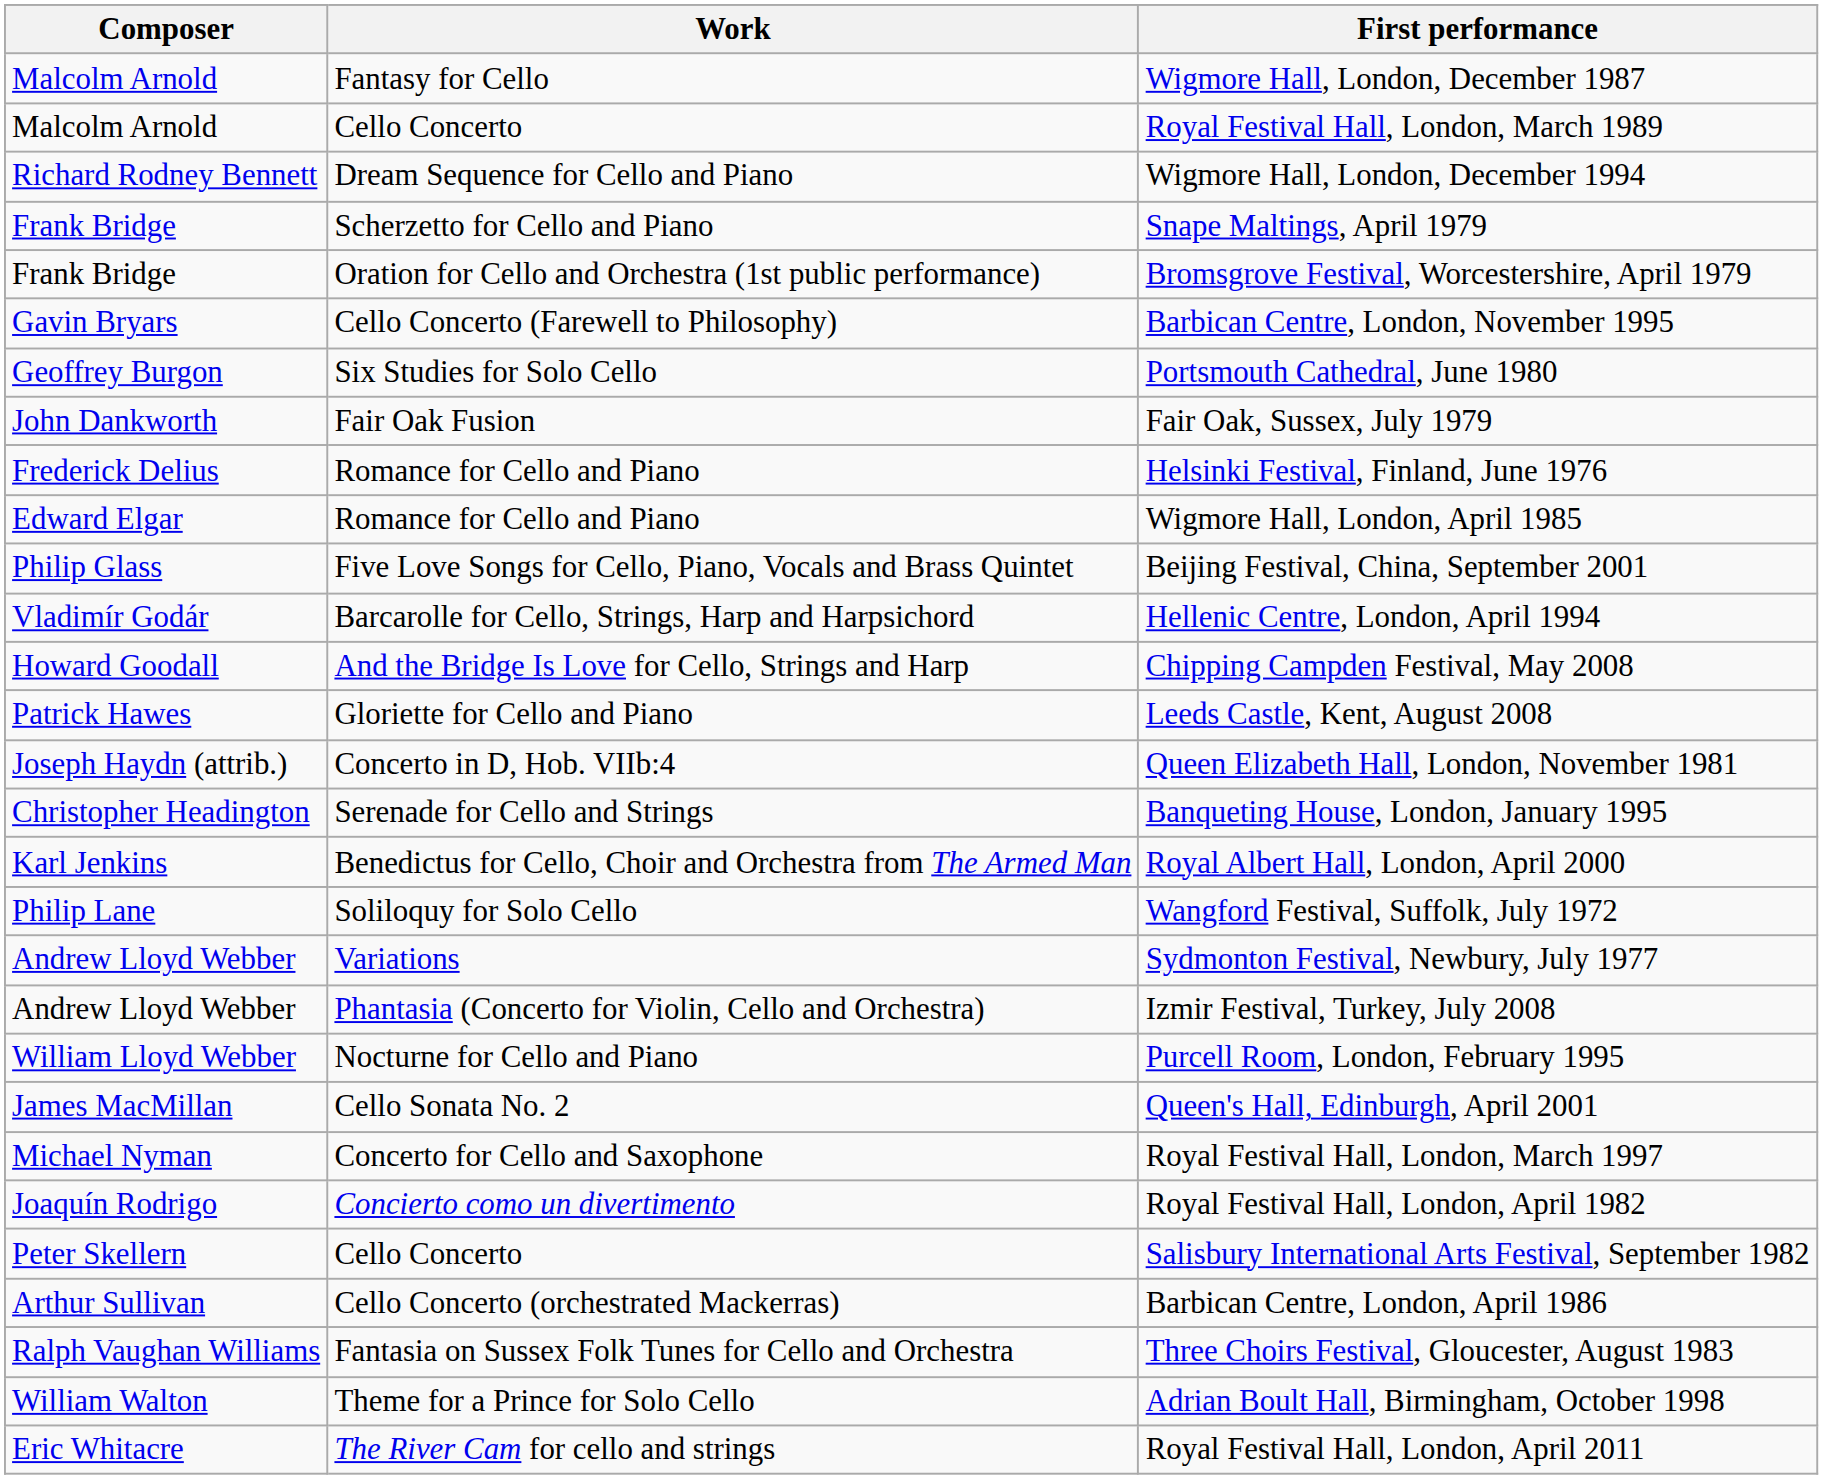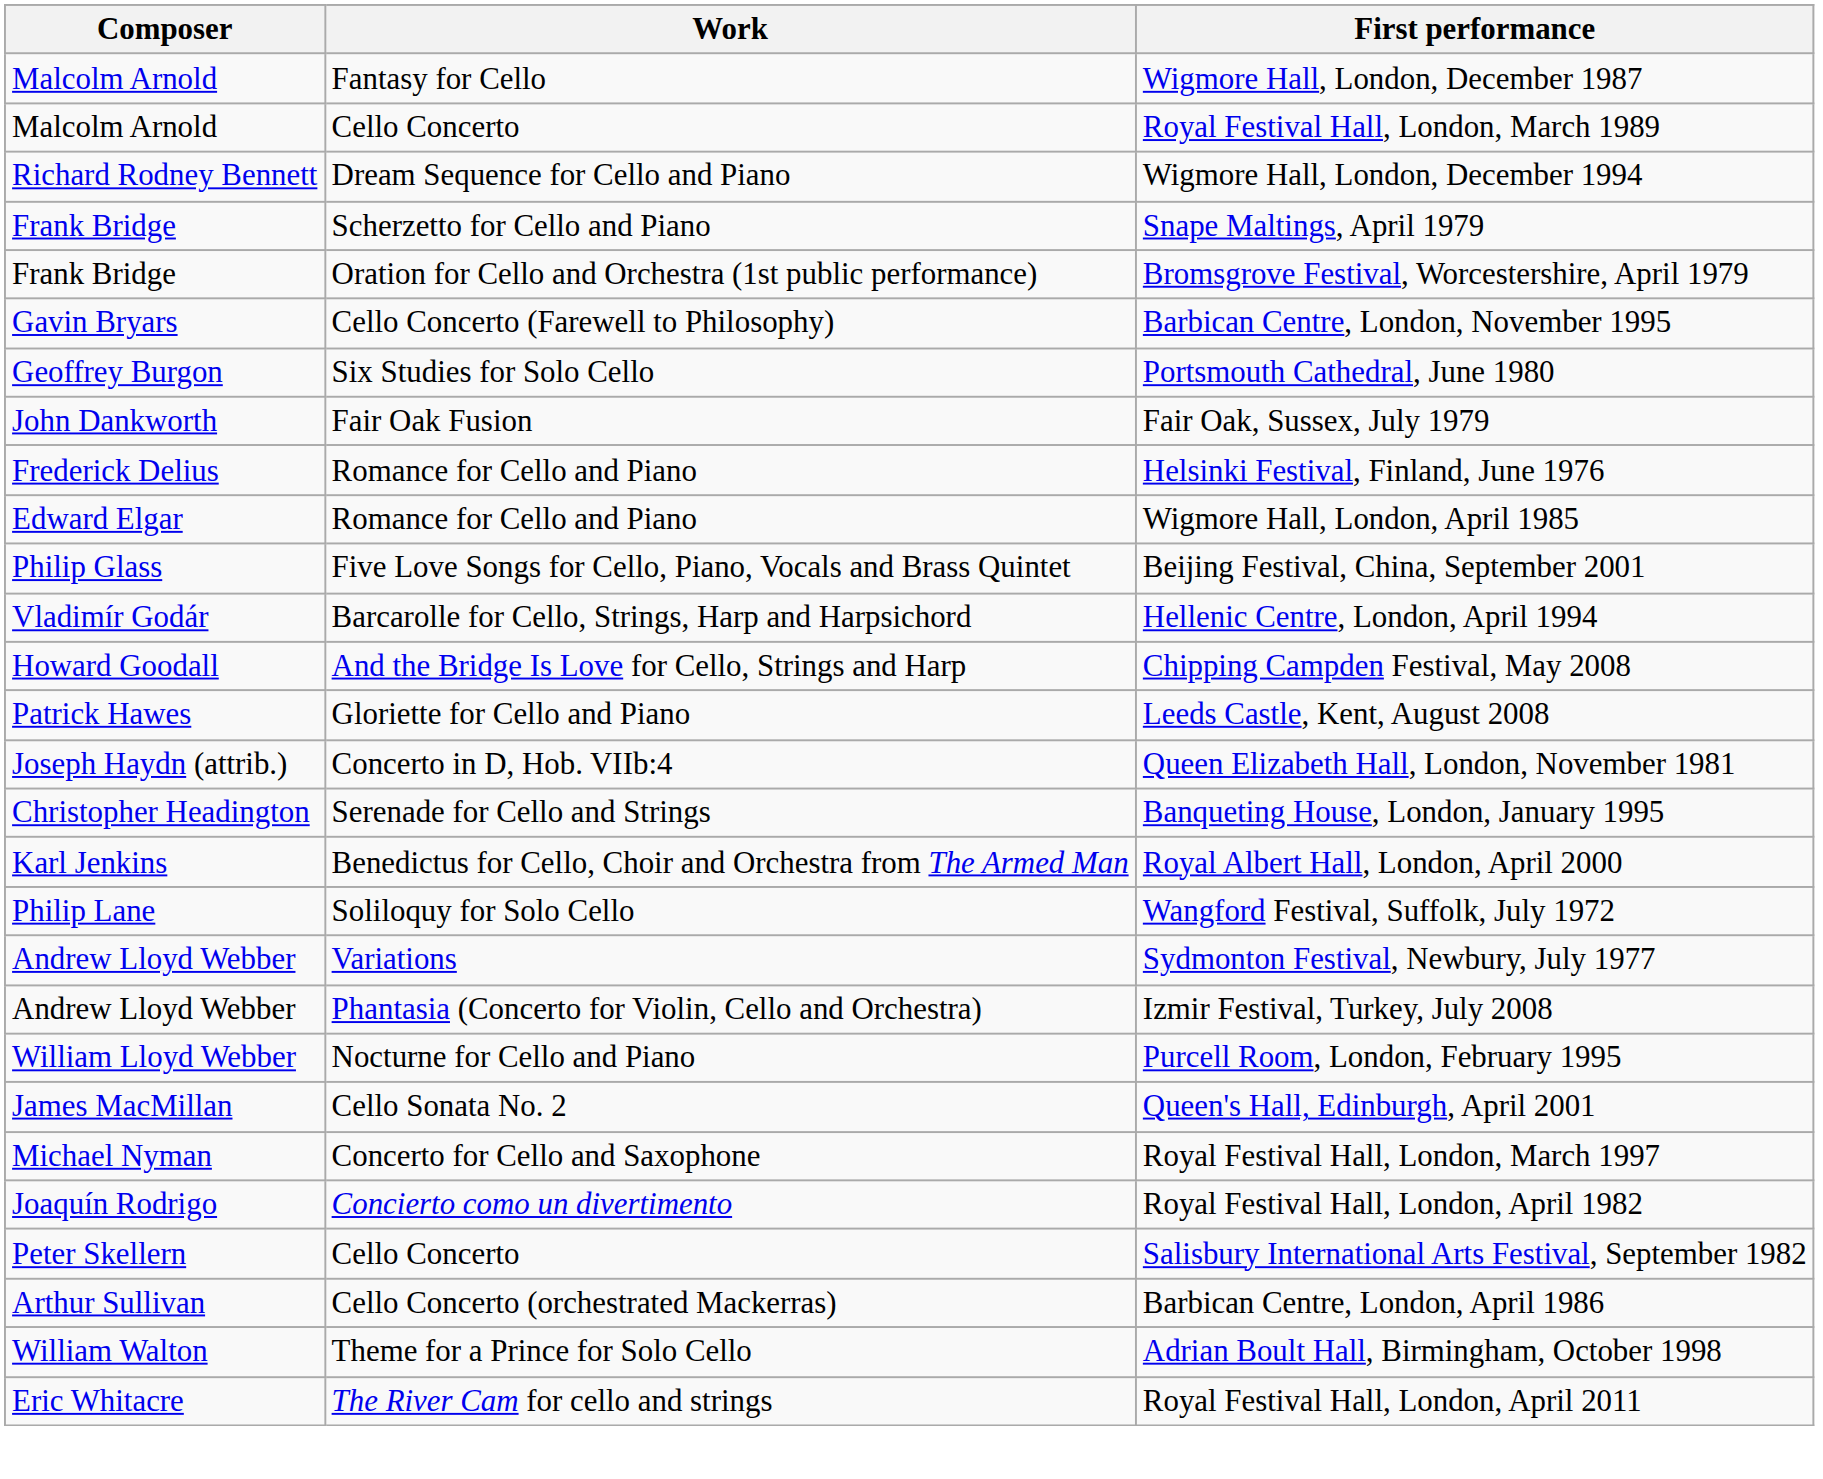- row: (1440, 1351)
